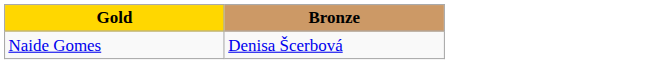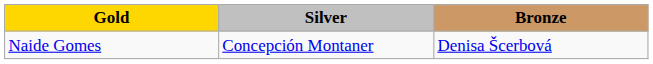+ column: (326, 17)
